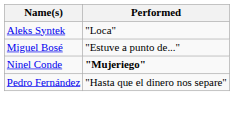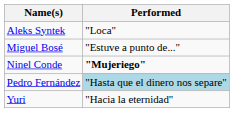(156, 82) no background -> (156, 82) lightblue background
+ row: (16, 99)
